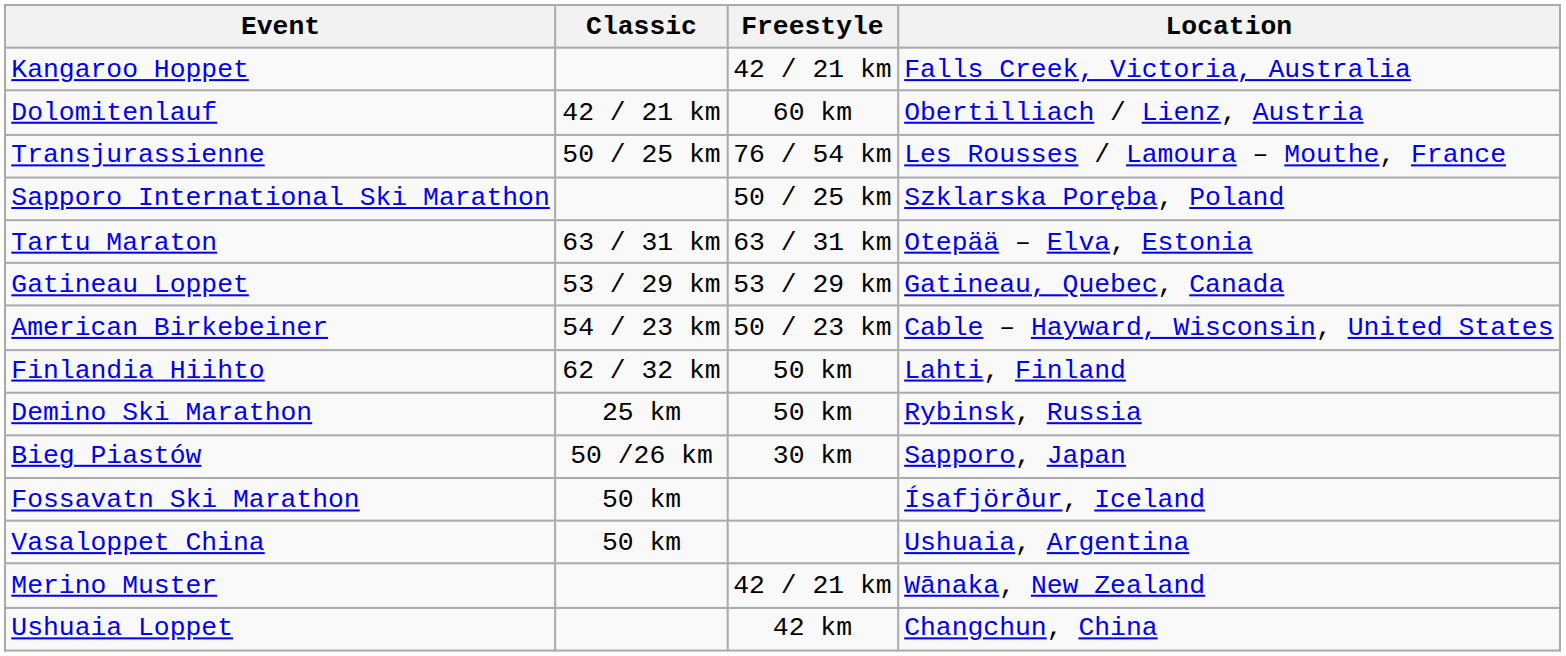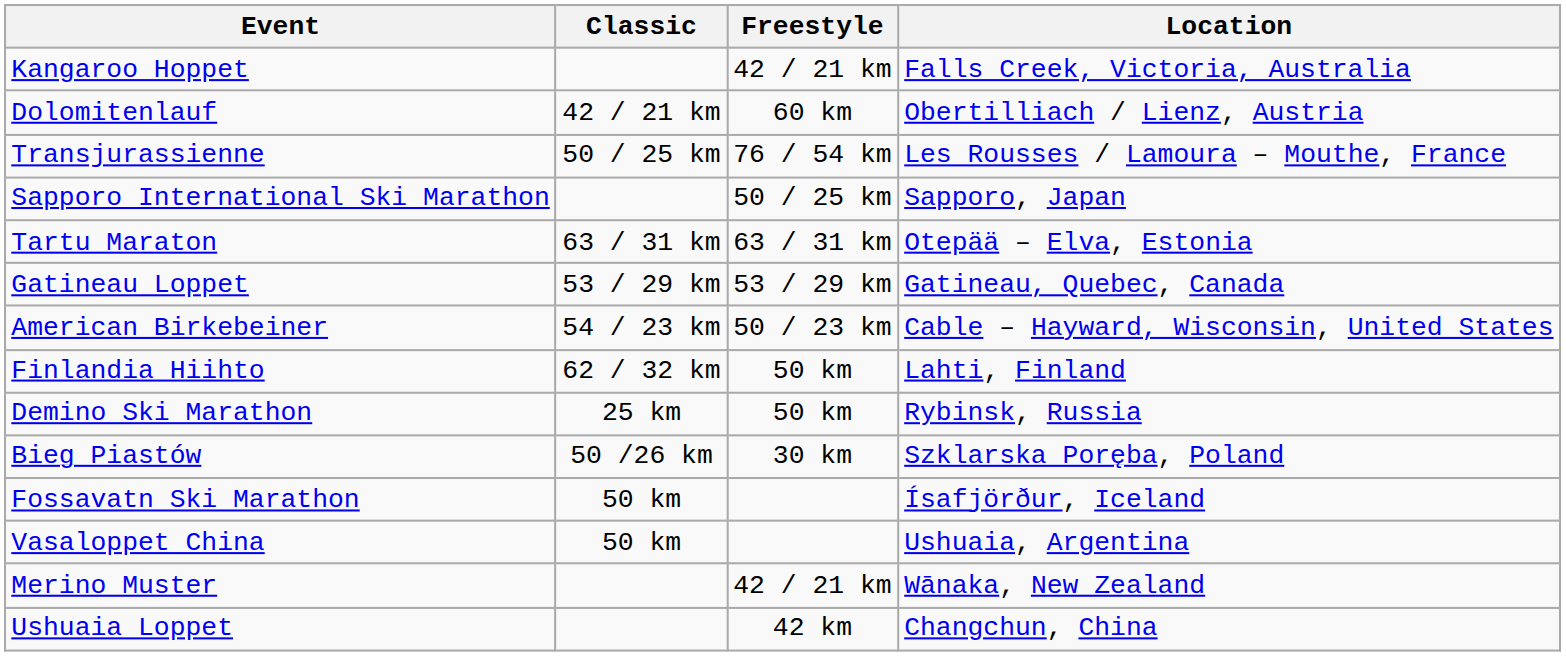(1094, 199) Szklarska Poręba, Poland -> (1015, 199) Sapporo, Japan
(1015, 457) Sapporo, Japan -> (1094, 457) Szklarska Poręba, Poland
